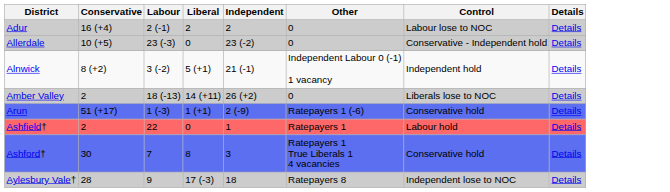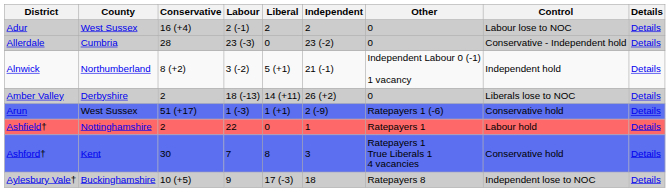+ column: (118, 12)
(96, 43) 10 (+5) -> (165, 43) 28
(86, 179) 28 -> (176, 179) 10 (+5)
